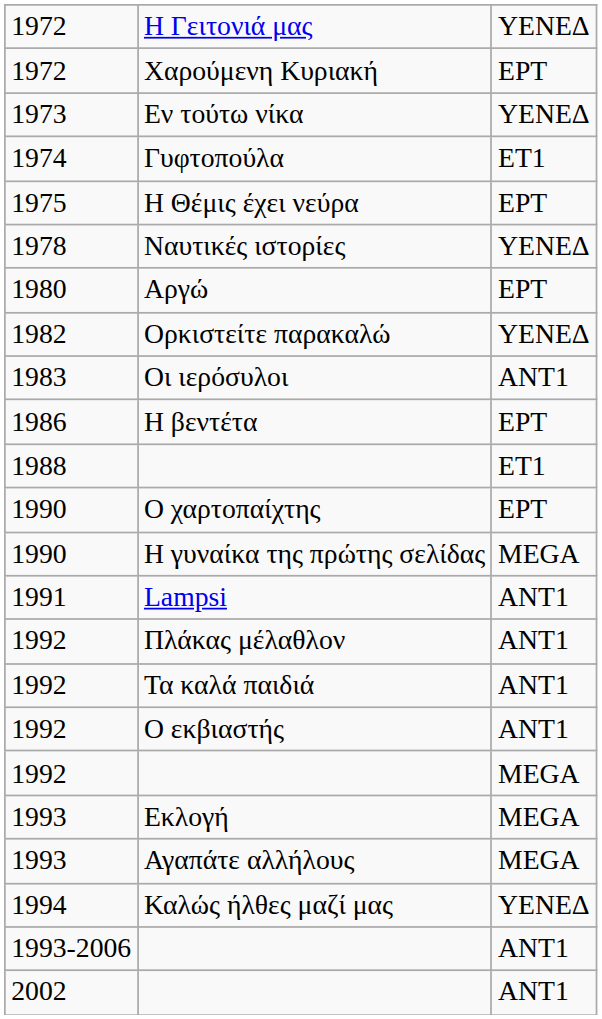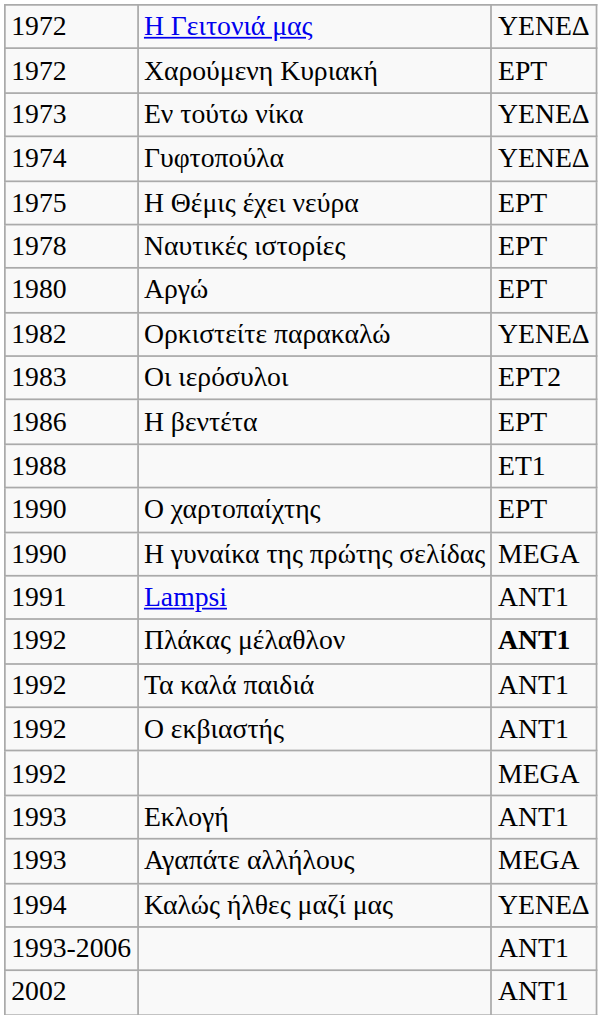(522, 158) ΕΤ1 -> (544, 158) ΥΕΝΕΔ
(544, 245) ΥΕΝΕΔ -> (523, 245) ΕΡΤ
(533, 377) ΑΝΤ1 -> (530, 377) ΕΡΤ2
(533, 641) normal -> (534, 641) bold
(539, 816) MEGA -> (533, 816) ΑΝΤ1
